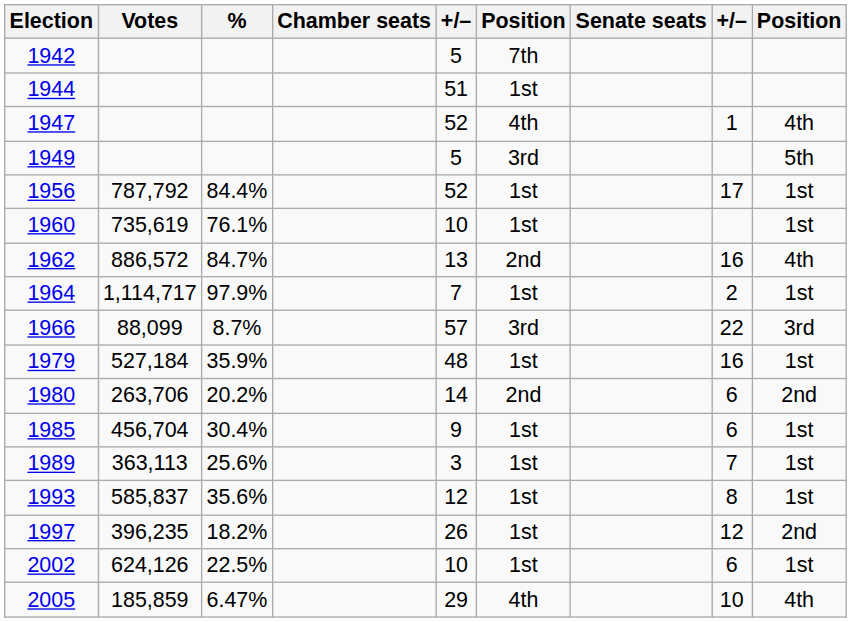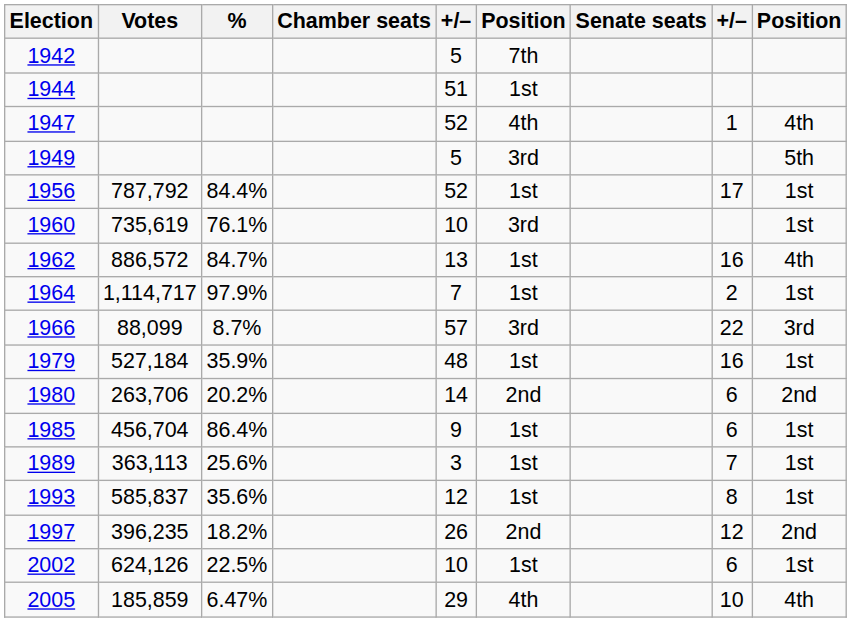(523, 225) 1st -> (523, 225) 3rd
(523, 259) 2nd -> (523, 259) 1st
(237, 429) 30.4% -> (237, 429) 86.4%
(523, 531) 1st -> (523, 531) 2nd
